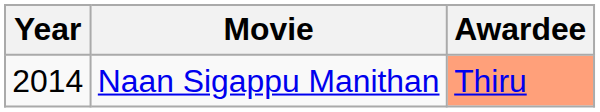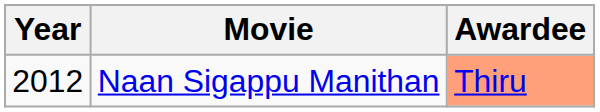(48, 80) 2014 -> (48, 80) 2012
